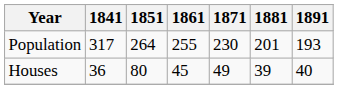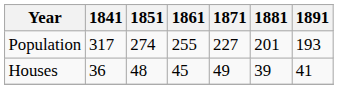(143, 44) 264 -> (143, 44) 274
(226, 44) 230 -> (226, 44) 227
(139, 71) 80 -> (139, 71) 48
(304, 71) 40 -> (304, 71) 41
